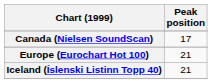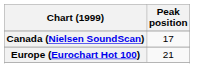- row: (84, 70)
